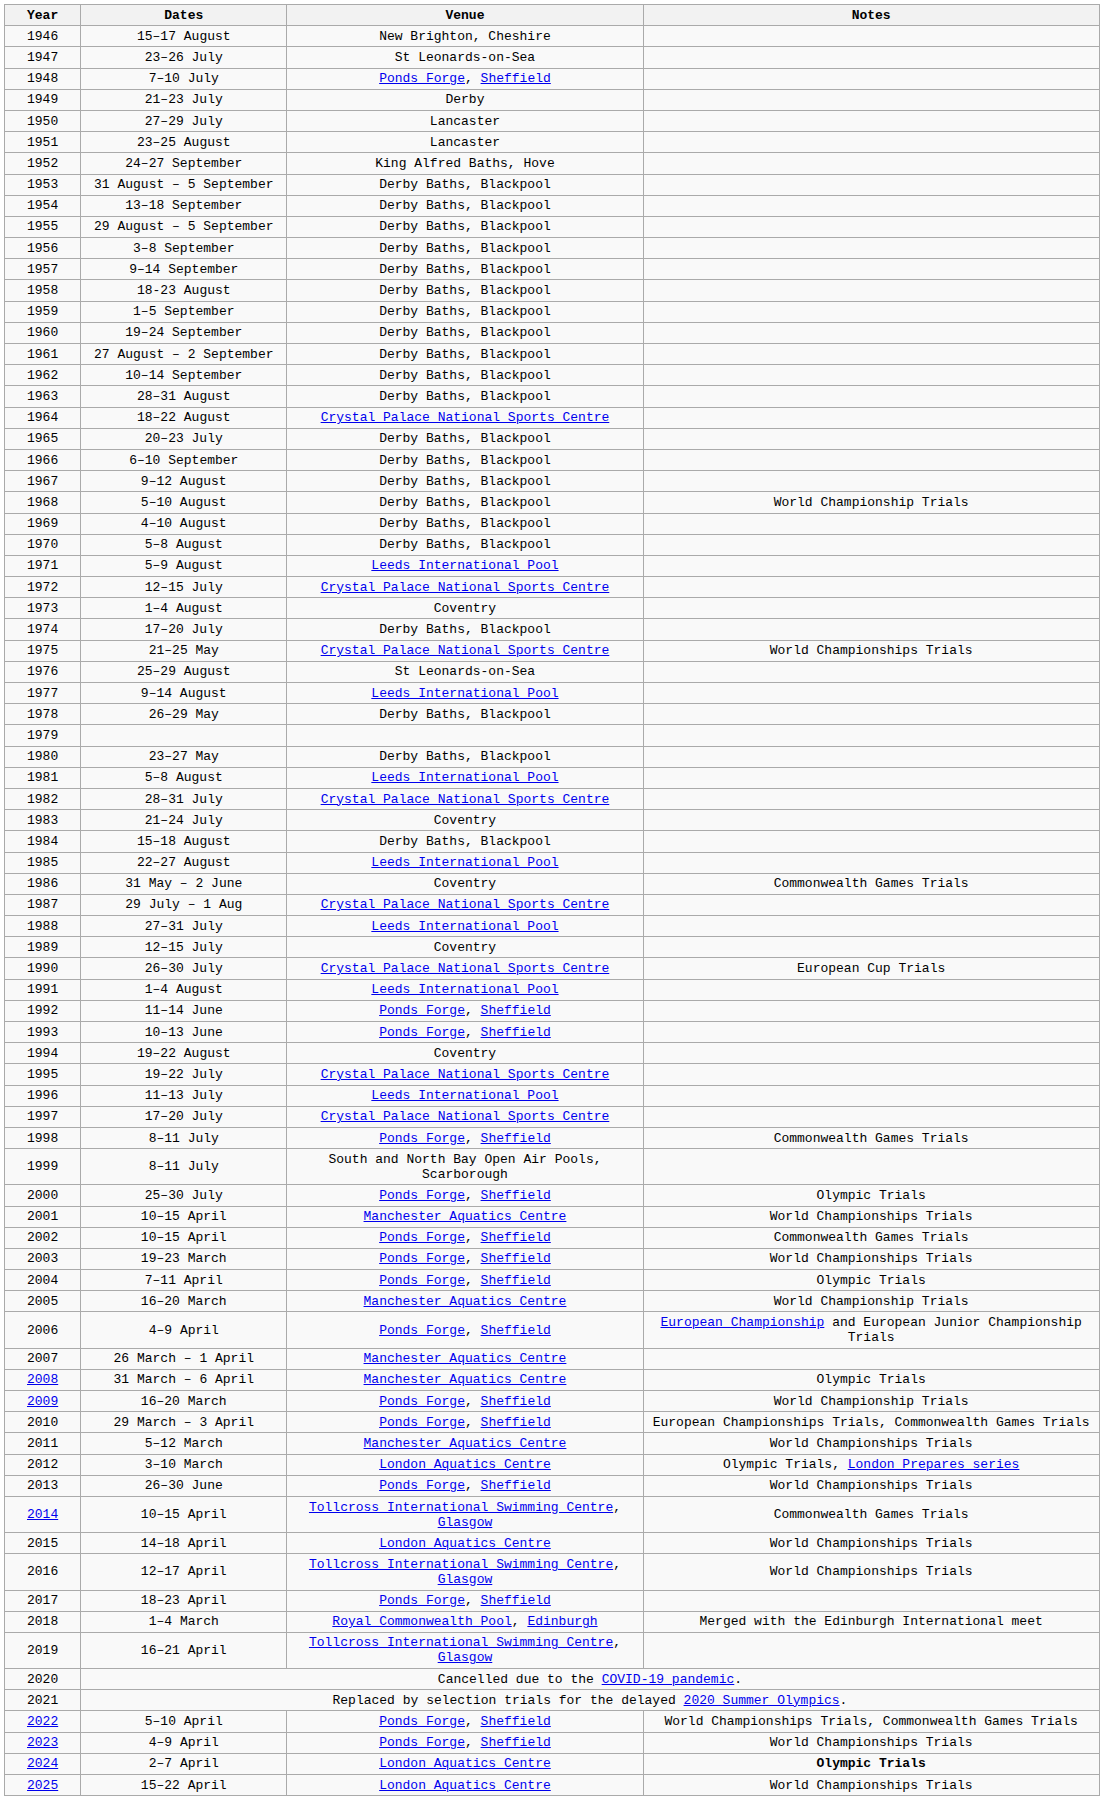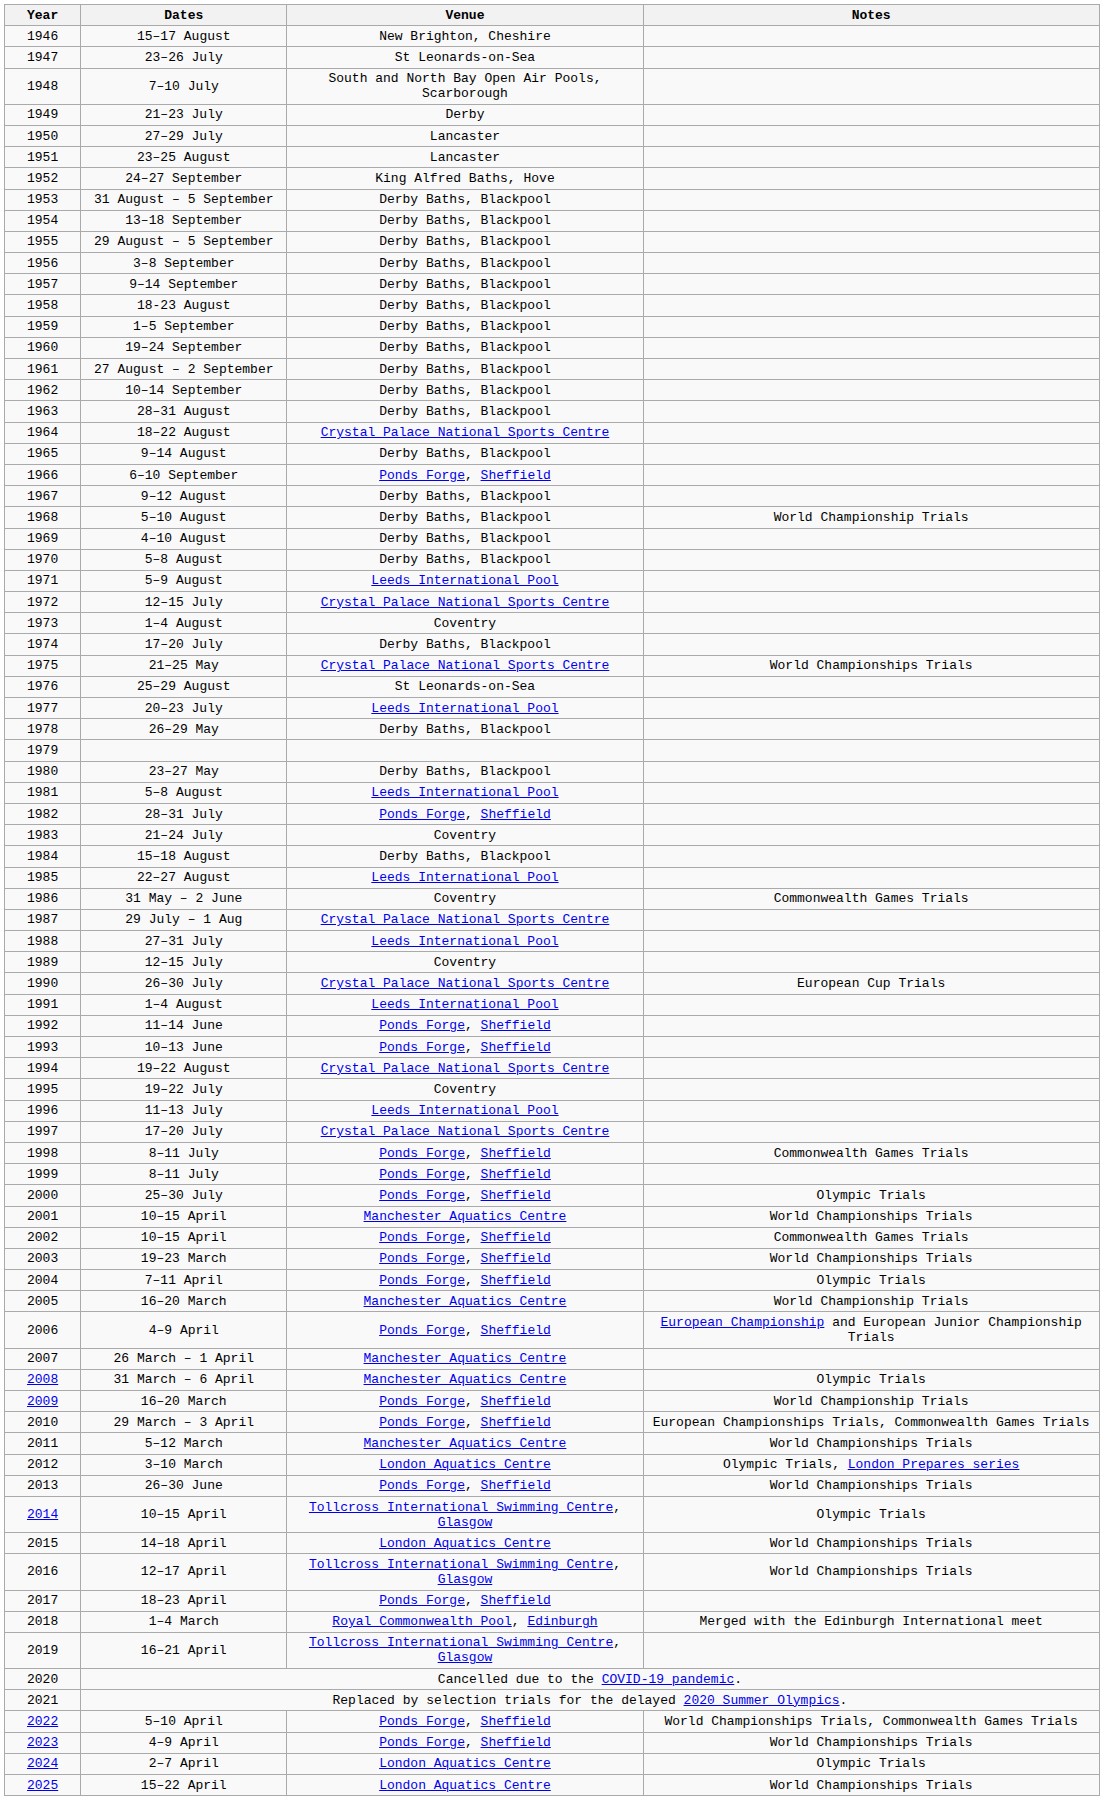(465, 79) Ponds Forge, Sheffield -> (465, 86) South and North Bay Open Air Pools, Scarborough
(184, 439) 20–23 July -> (184, 454) 9–14 August
(465, 460) Derby Baths, Blackpool -> (465, 475) Ponds Forge, Sheffield
(184, 693) 9–14 August -> (184, 708) 20–23 July
(465, 799) Crystal Palace National Sports Centre -> (465, 814) Ponds Forge, Sheffield
(465, 1053) Coventry -> (465, 1068) Crystal Palace National Sports Centre
(465, 1074) Crystal Palace National Sports Centre -> (465, 1089) Coventry
(465, 1167) South and North Bay Open Air Pools, Scarborough -> (465, 1174) Ponds Forge, Sheffield
(871, 1515) Commonwealth Games Trials -> (871, 1515) Olympic Trials
(871, 1764) bold -> (871, 1764) normal
